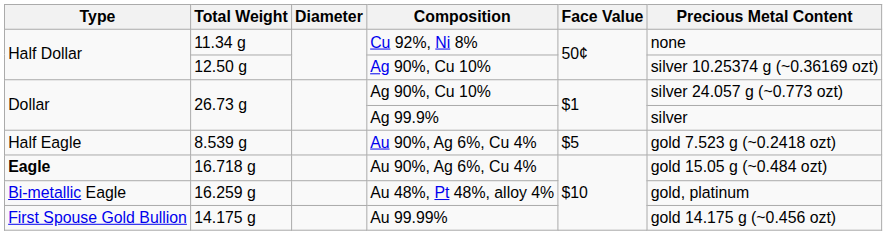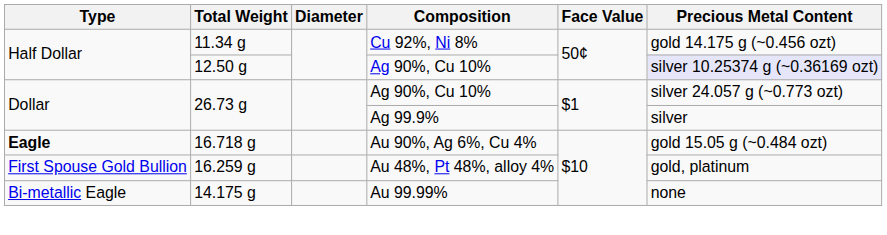(668, 42) none -> (743, 42) gold 14.175 g (~0.456 ozt)
(765, 67) no background -> (765, 67) lavender background
- row: (221, 142)
(67, 192) Bi-metallic Eagle -> (98, 167) First Spouse Gold Bullion
(98, 218) First Spouse Gold Bullion -> (67, 192) Bi-metallic Eagle
(743, 218) gold 14.175 g (~0.456 ozt) -> (668, 192) none
